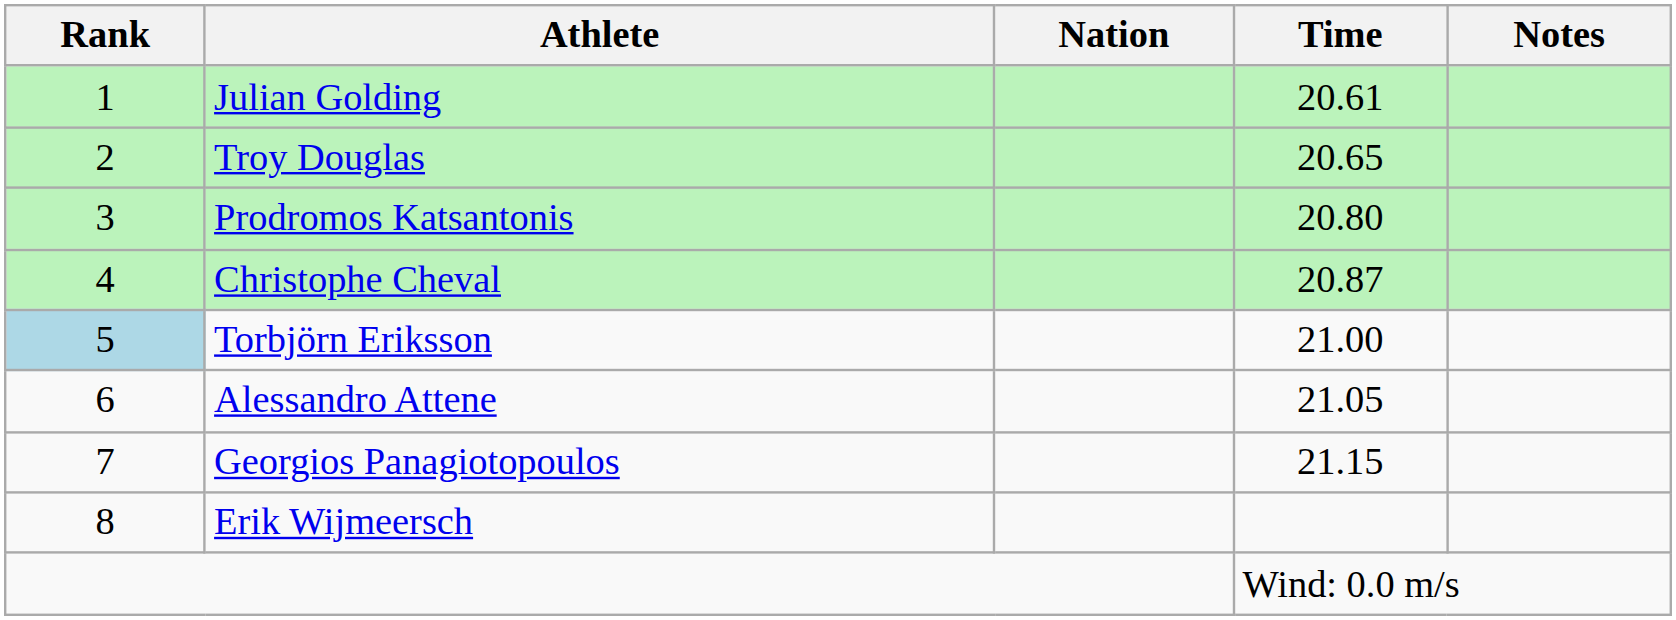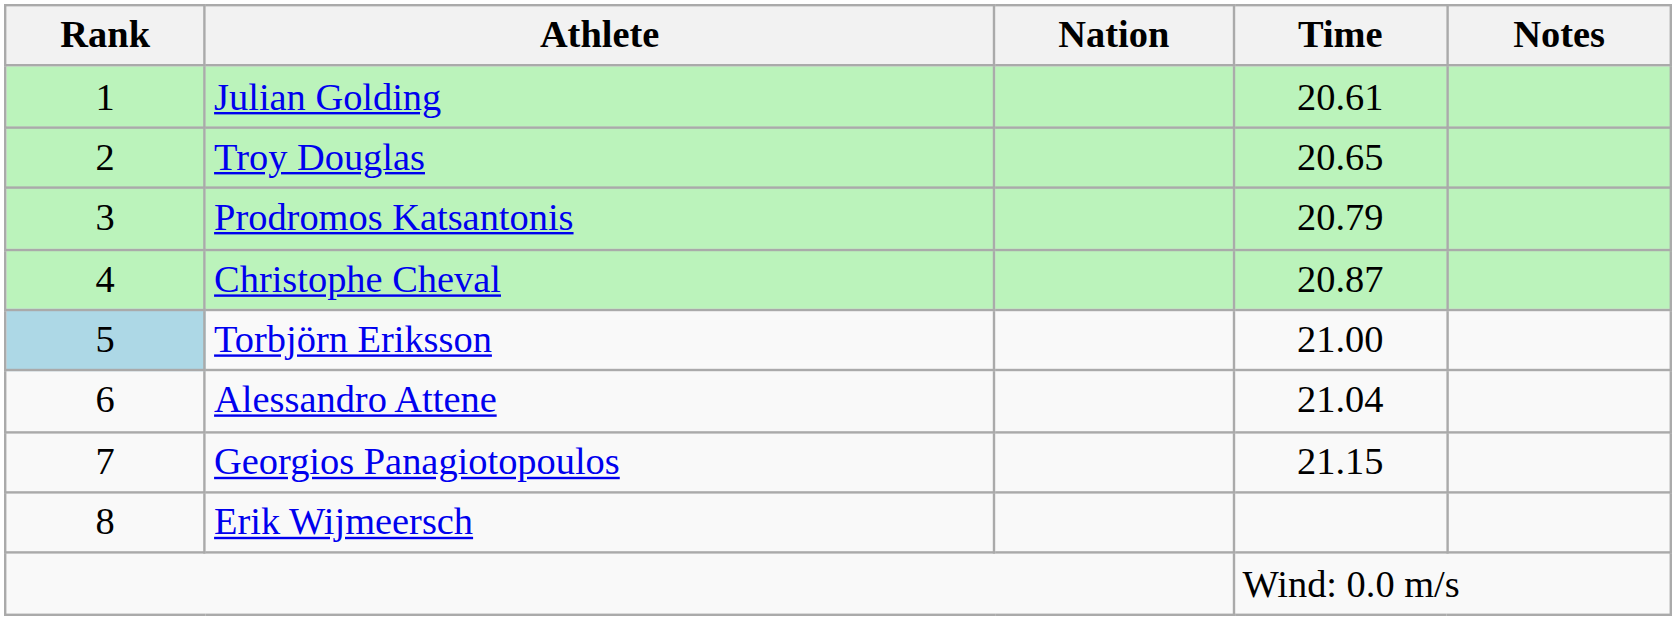(1340, 217) 20.80 -> (1340, 217) 20.79
(1340, 400) 21.05 -> (1340, 400) 21.04
